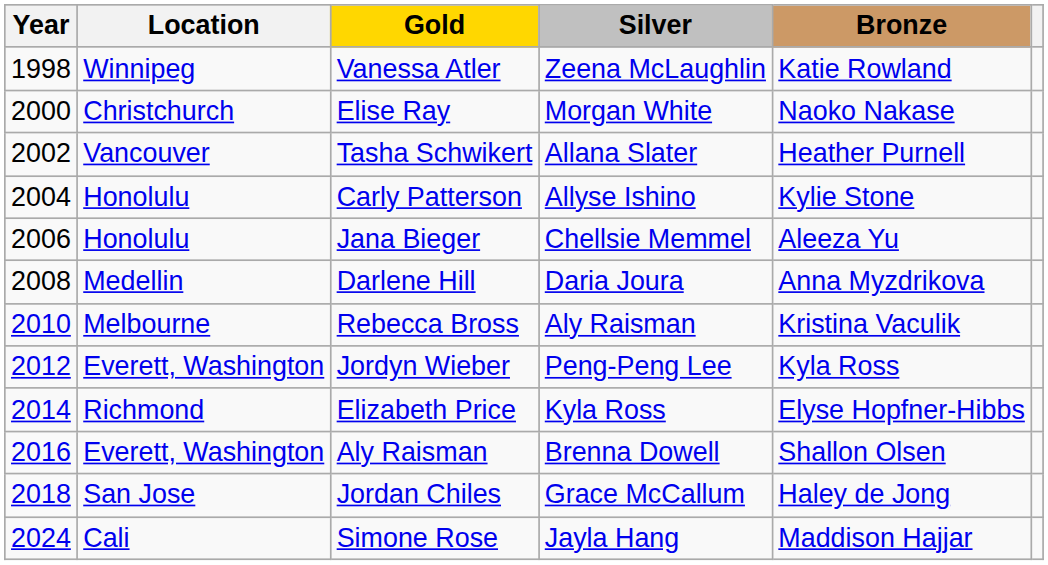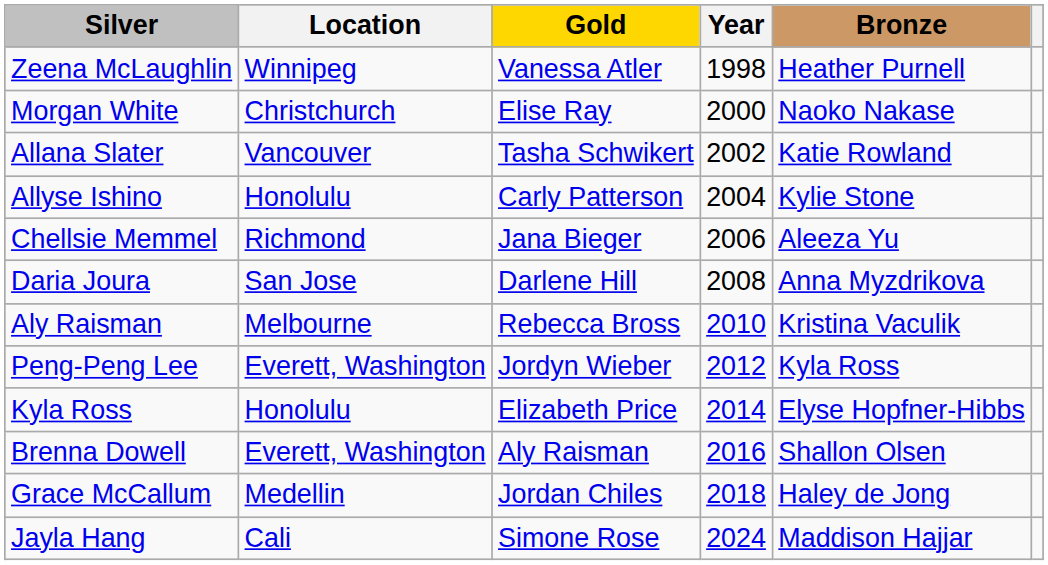columns swapped: (41, 25) <-> (655, 25)
(865, 68) Katie Rowland -> (872, 68) Heather Purnell
(872, 153) Heather Purnell -> (865, 153) Katie Rowland
(136, 238) Honolulu -> (305, 238) Richmond
(133, 281) Medellin -> (301, 281) San Jose
(144, 409) Richmond -> (298, 409) Honolulu
(139, 494) San Jose -> (295, 494) Medellin
